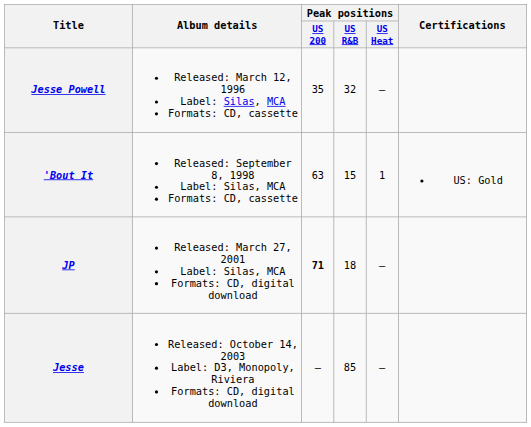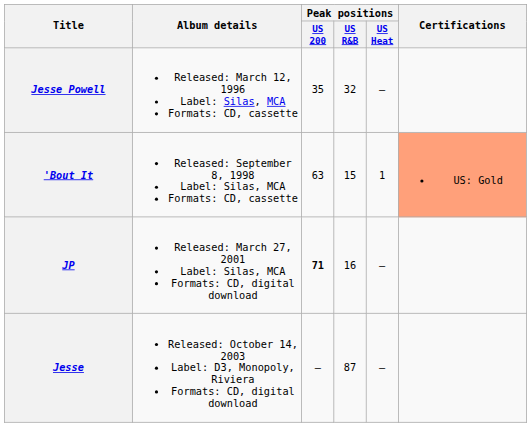(462, 181) no background -> (462, 181) lightsalmon background
(350, 265) 18 -> (350, 265) 16
(350, 368) 85 -> (350, 368) 87
